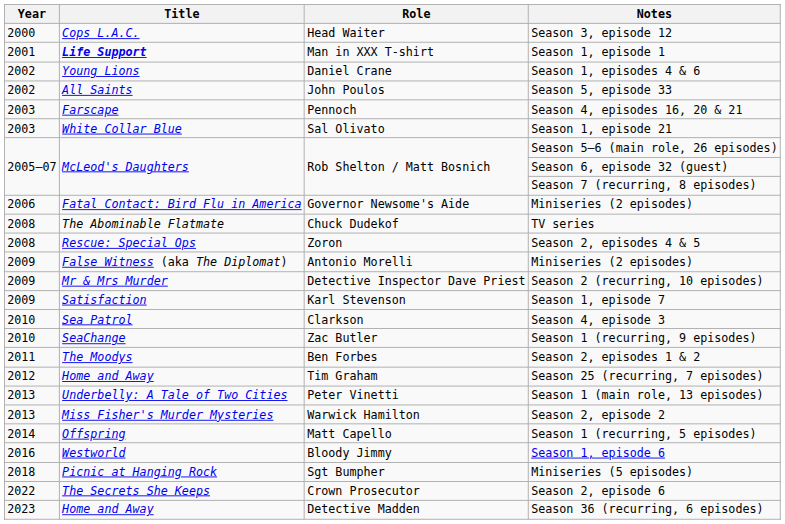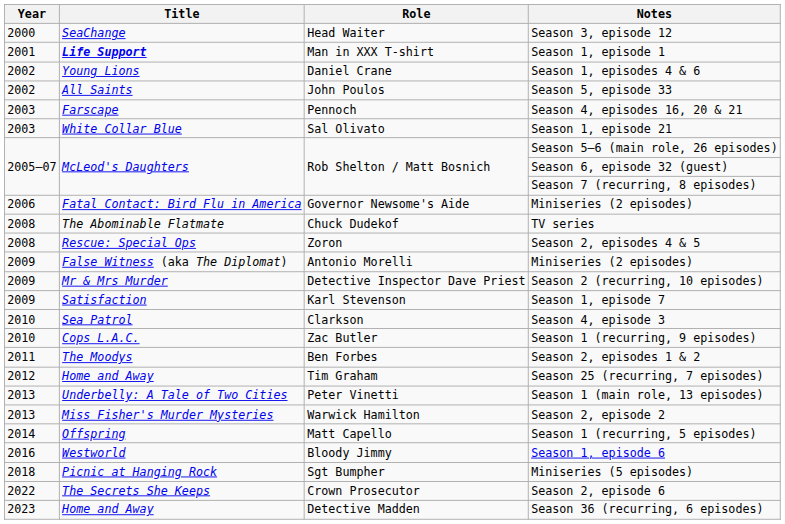(101, 33) Cops L.A.C. -> (94, 33) SeaChange
(94, 338) SeaChange -> (101, 338) Cops L.A.C.
